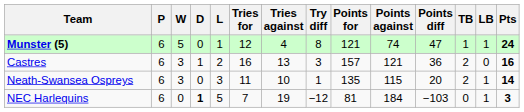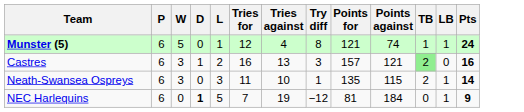- column: (436, 19)
(466, 62) no background -> (426, 62) lightgreen background
(508, 98) 3 -> (468, 98) 9
